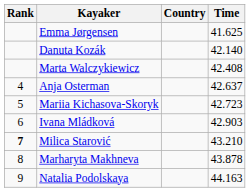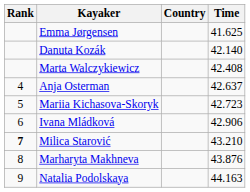(227, 123) 42.903 -> (227, 123) 42.906
(227, 159) 43.878 -> (227, 159) 43.876
